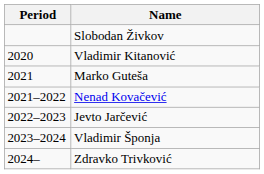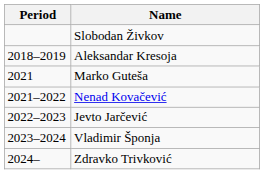+ row: (125, 55)
- row: (125, 55)
